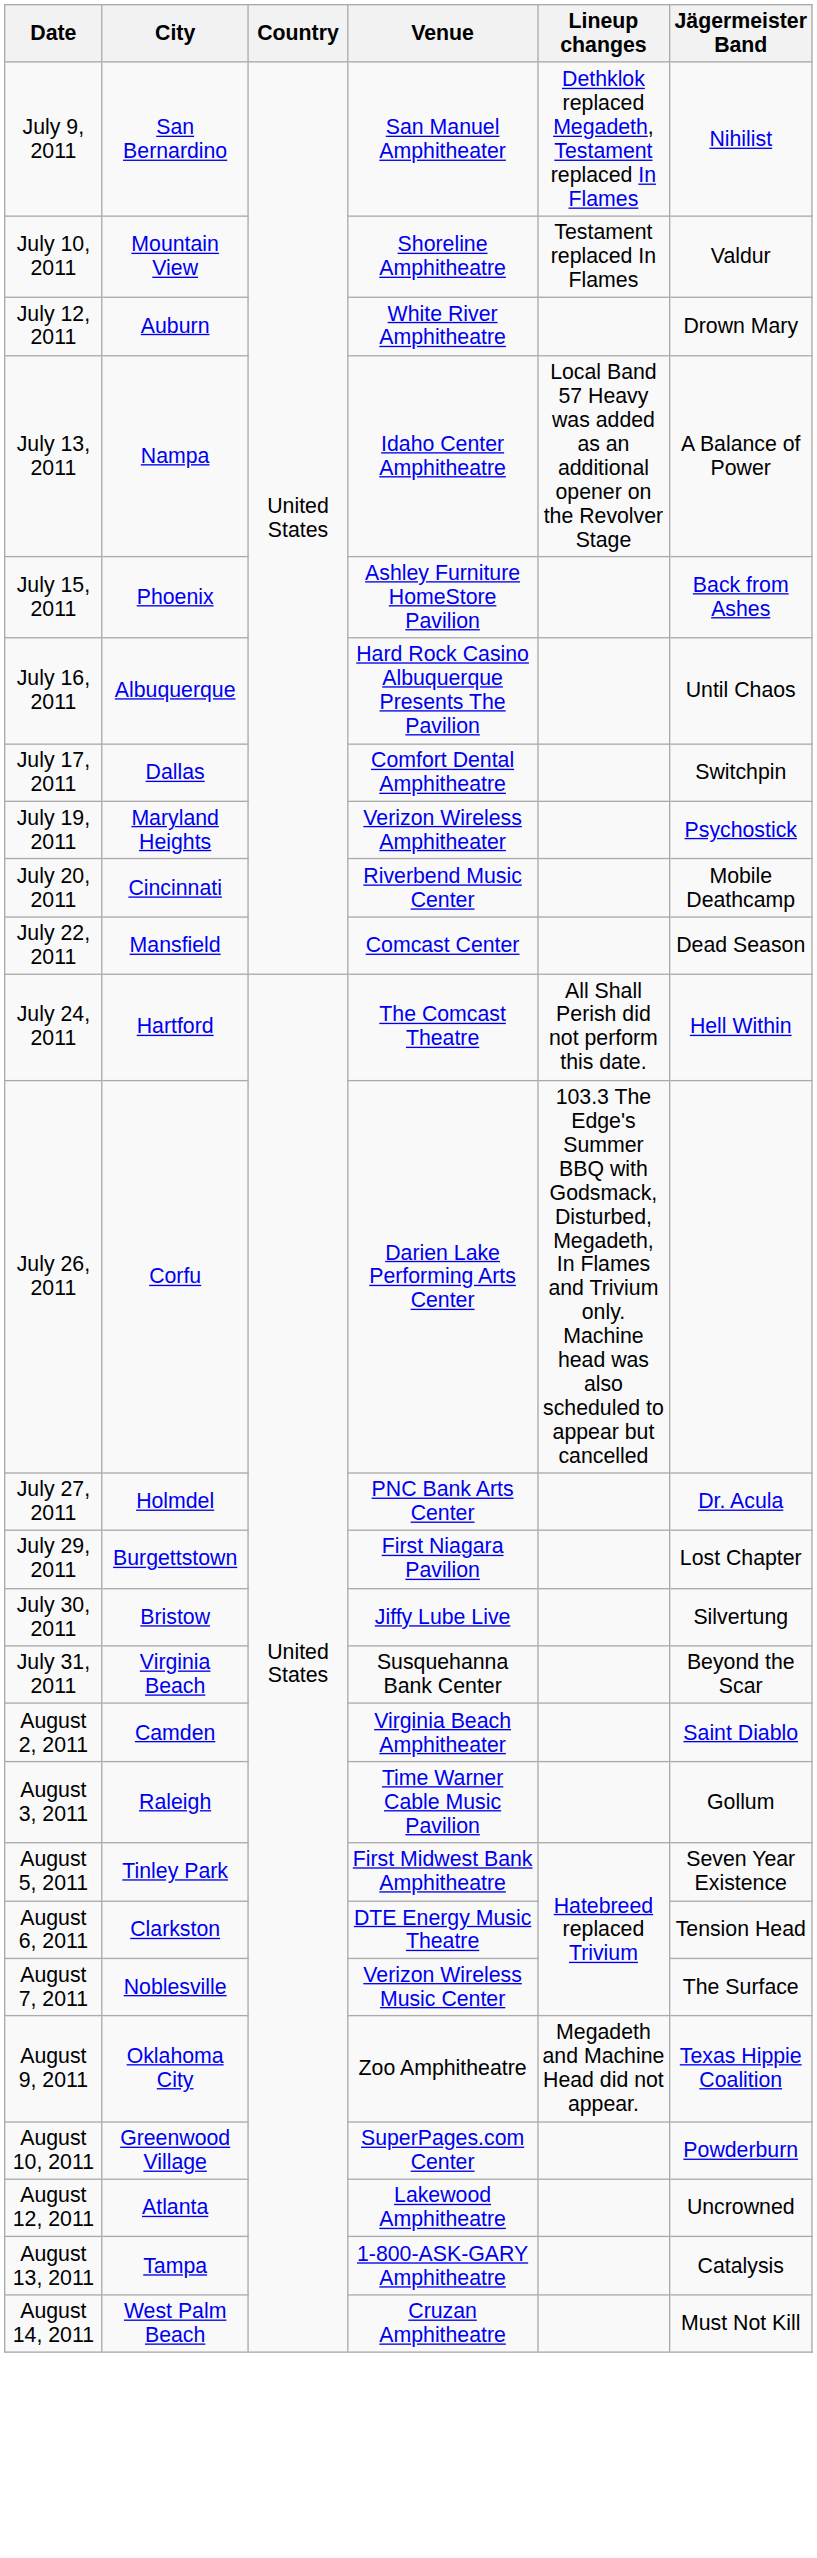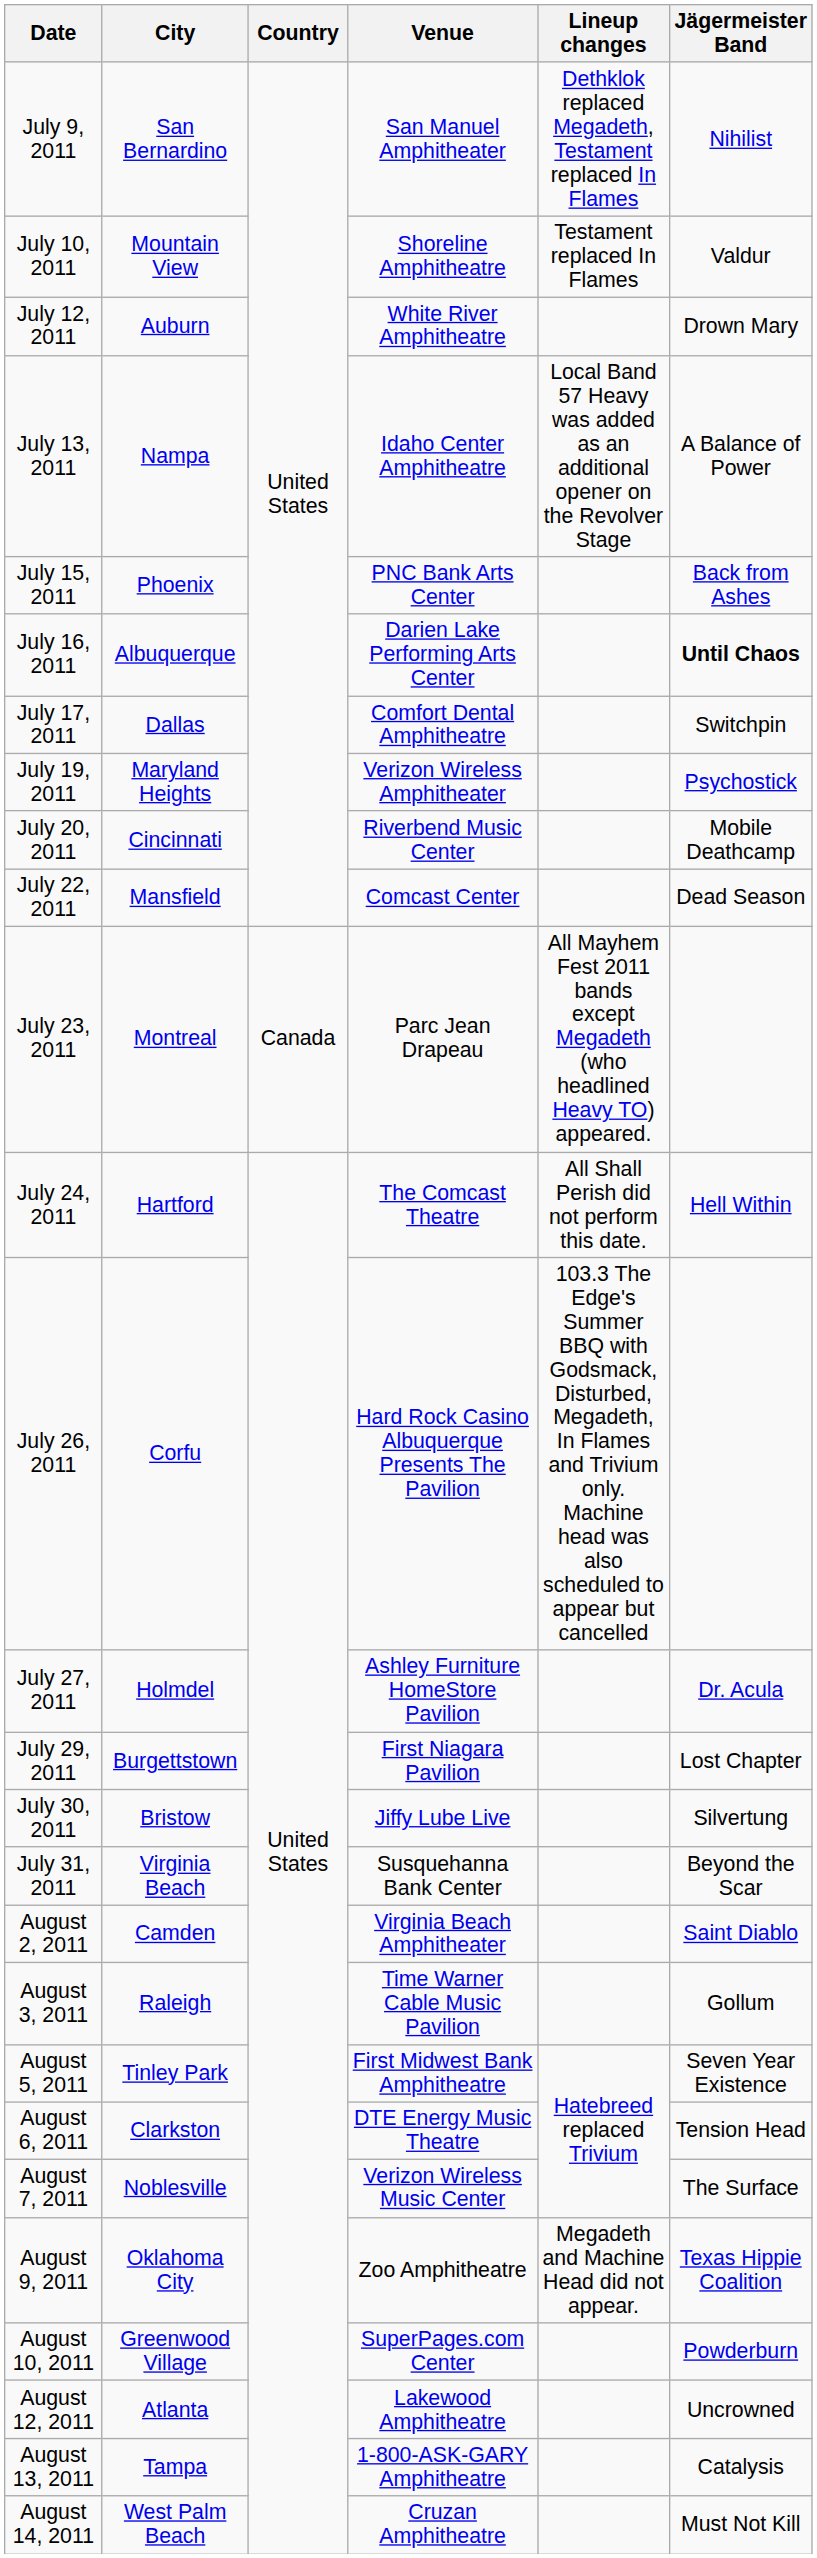(443, 597) Ashley Furniture HomeStore Pavilion -> (443, 585) PNC Bank Arts Center
(443, 690) Hard Rock Casino Albuquerque Presents The Pavilion -> (443, 654) Darien Lake Performing Arts Center
(741, 690) normal -> (741, 654) bold
+ row: (53, 1038)
(443, 1276) Darien Lake Performing Arts Center -> (443, 1453) Hard Rock Casino Albuquerque Presents The Pavilion
(443, 1501) PNC Bank Arts Center -> (443, 1690) Ashley Furniture HomeStore Pavilion
